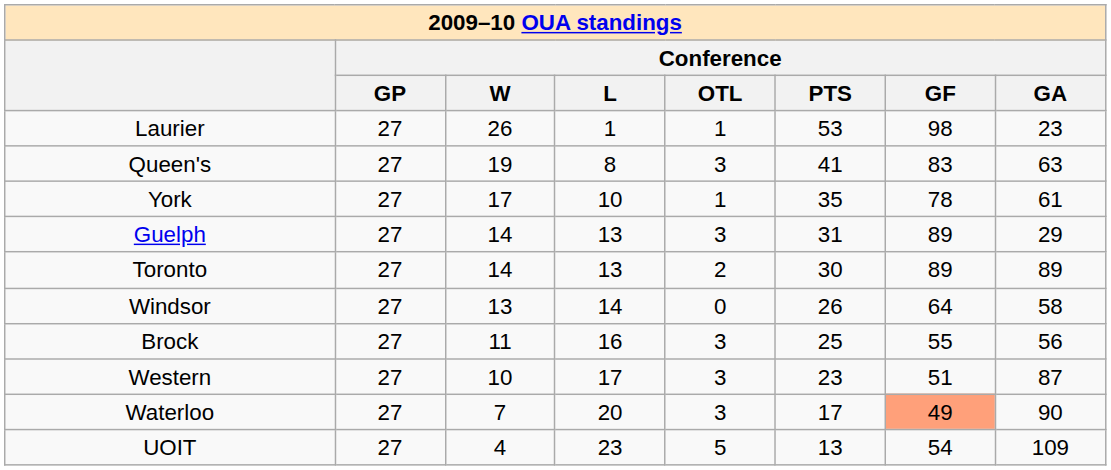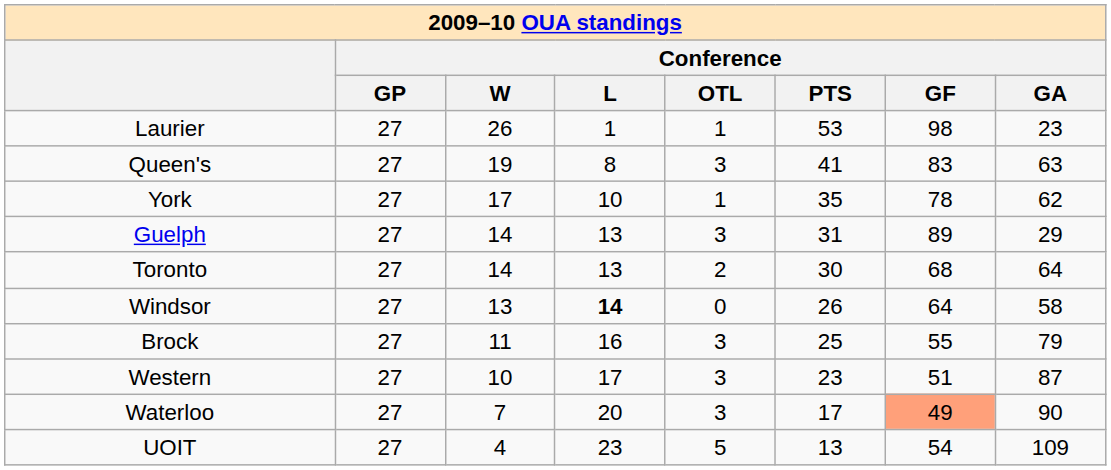(1050, 199) 61 -> (1050, 199) 62
(940, 270) 89 -> (940, 270) 68
(1050, 270) 89 -> (1050, 270) 64
(610, 306) normal -> (610, 306) bold
(1050, 341) 56 -> (1050, 341) 79
